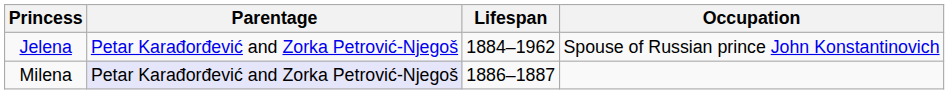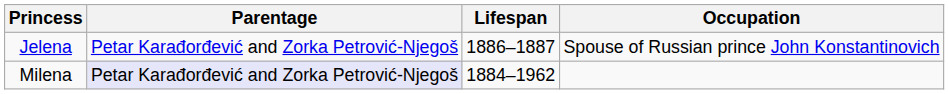(511, 46) 1884–1962 -> (511, 46) 1886–1887
(511, 74) 1886–1887 -> (511, 74) 1884–1962
